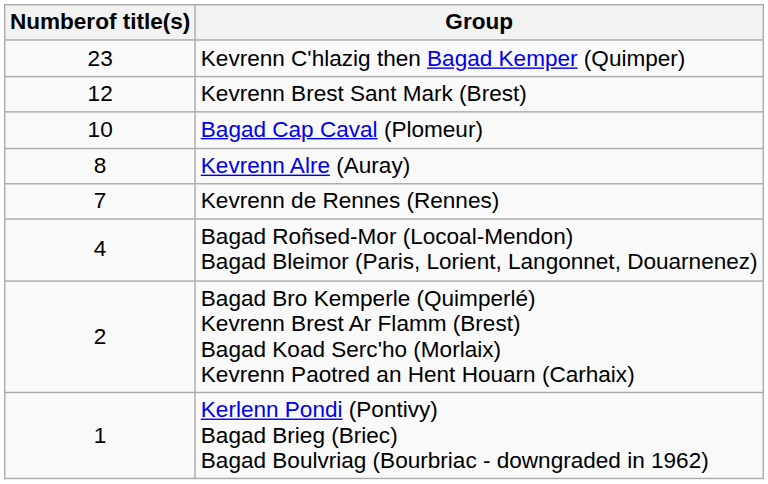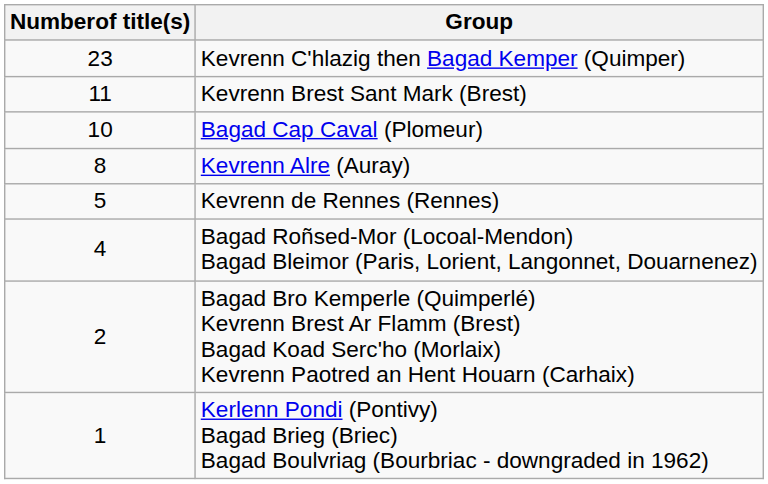(100, 93) 12 -> (100, 93) 11
(100, 201) 7 -> (100, 201) 5
